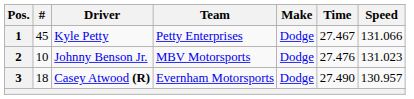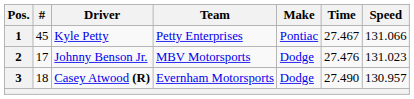(297, 36) Dodge -> (299, 36) Pontiac
(42, 57) 10 -> (42, 57) 17
